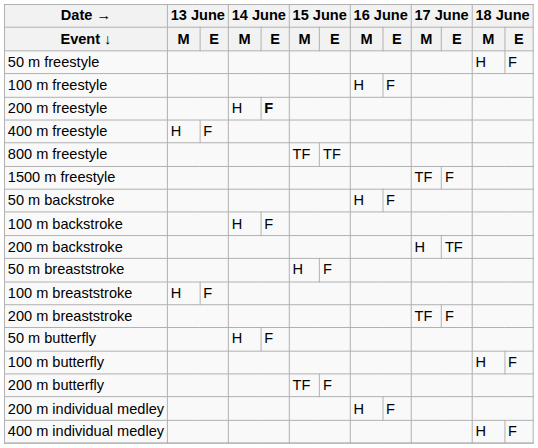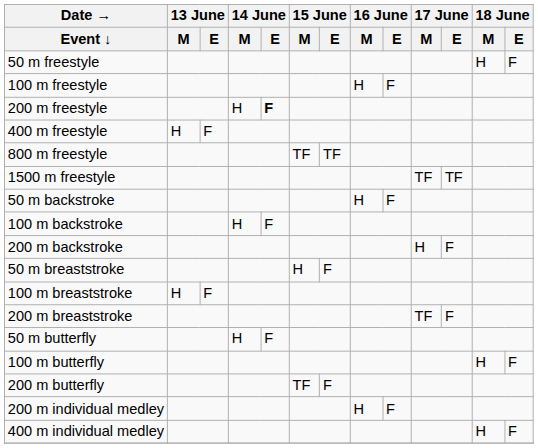(449, 177) F -> (454, 177) TF
(454, 246) TF -> (449, 246) F
